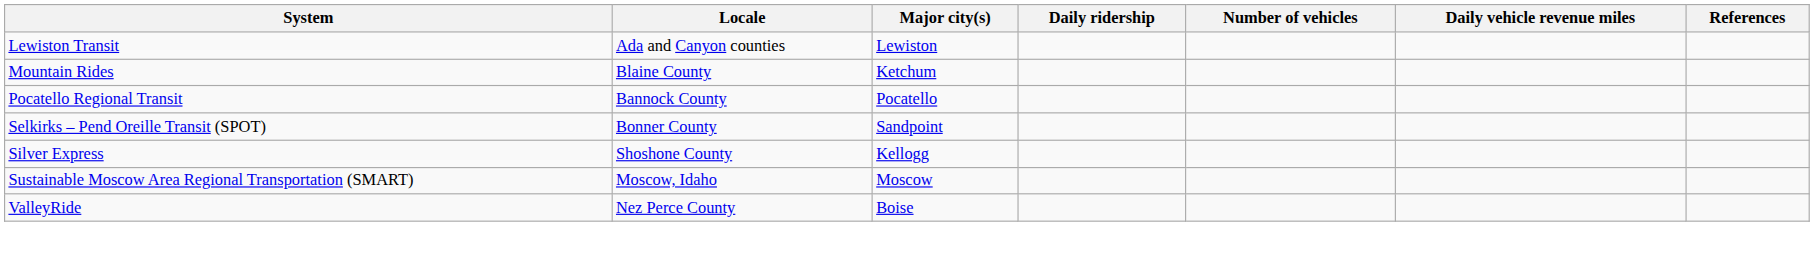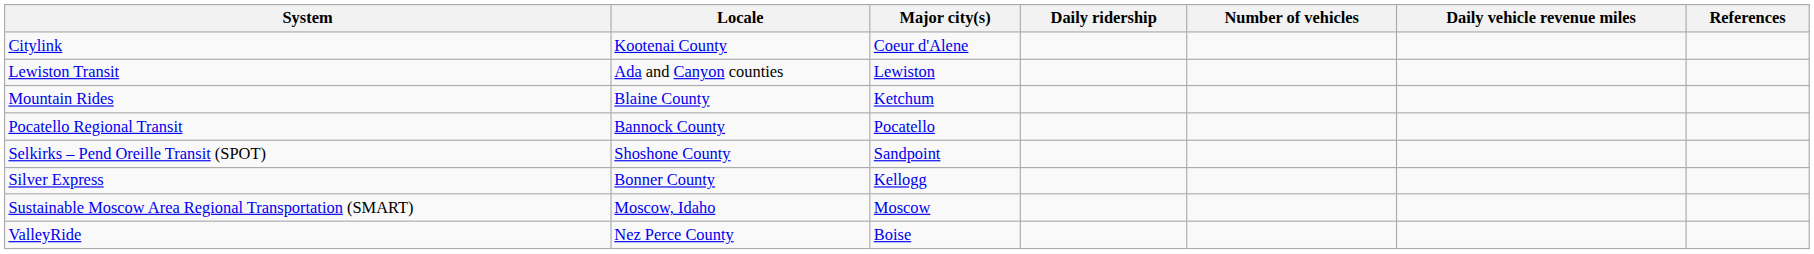+ row: (35, 45)
(666, 126) Bonner County -> (672, 153) Shoshone County
(674, 153) Shoshone County -> (665, 180) Bonner County
